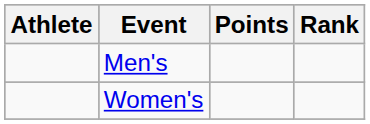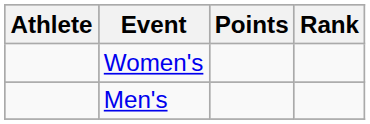rows swapped: (136, 63) <-> (154, 101)
